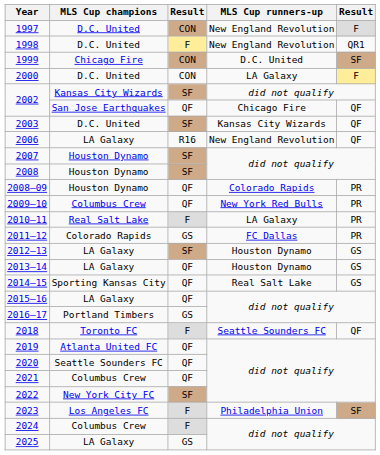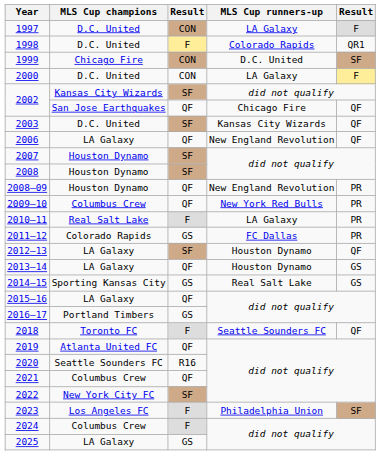(272, 28) New England Revolution -> (272, 28) LA Galaxy
(272, 44) New England Revolution -> (272, 44) Colorado Rapids
(187, 139) R16 -> (187, 139) QF
(272, 187) Colorado Rapids -> (272, 187) New England Revolution
(356, 251) GS -> (356, 251) QF
(187, 283) QF -> (187, 283) GS
(187, 362) QF -> (187, 362) R16
